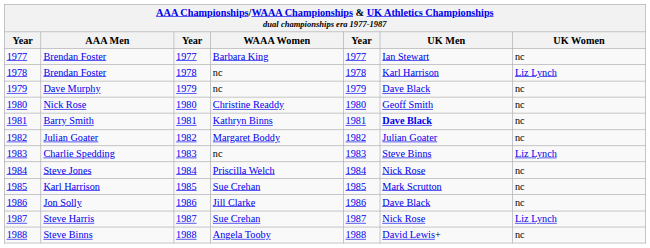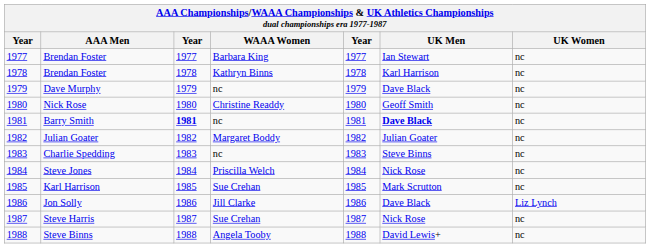(218, 72) nc -> (243, 72) Kathryn Binns
(536, 72) Liz Lynch -> (520, 72) nc
(186, 121) normal -> (186, 121) bold
(243, 121) Kathryn Binns -> (218, 121) nc
(536, 154) Liz Lynch -> (520, 154) nc
(520, 202) nc -> (536, 202) Liz Lynch
(536, 219) Liz Lynch -> (520, 219) nc
